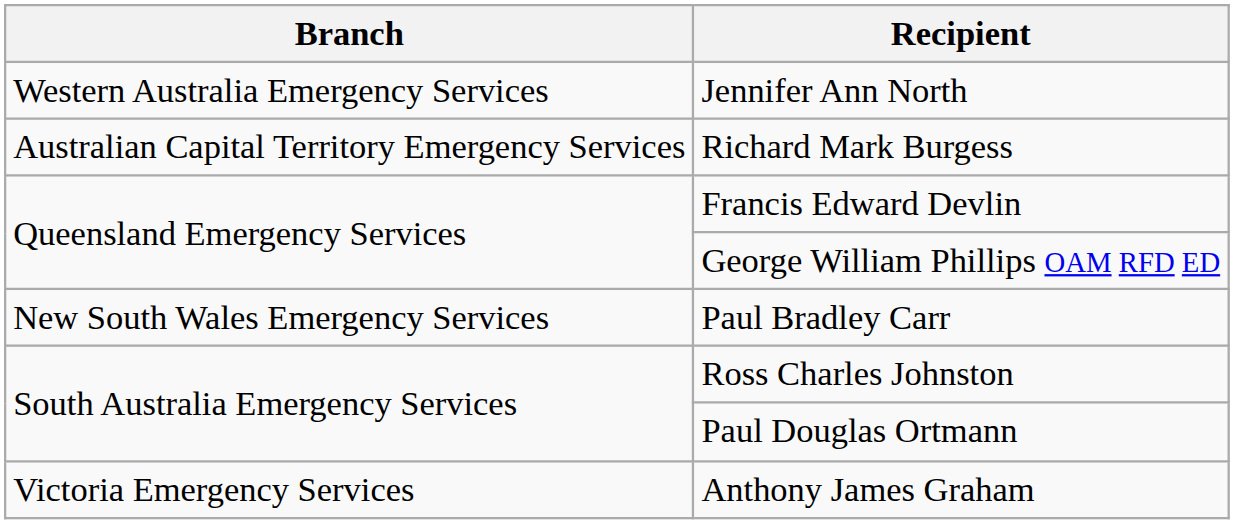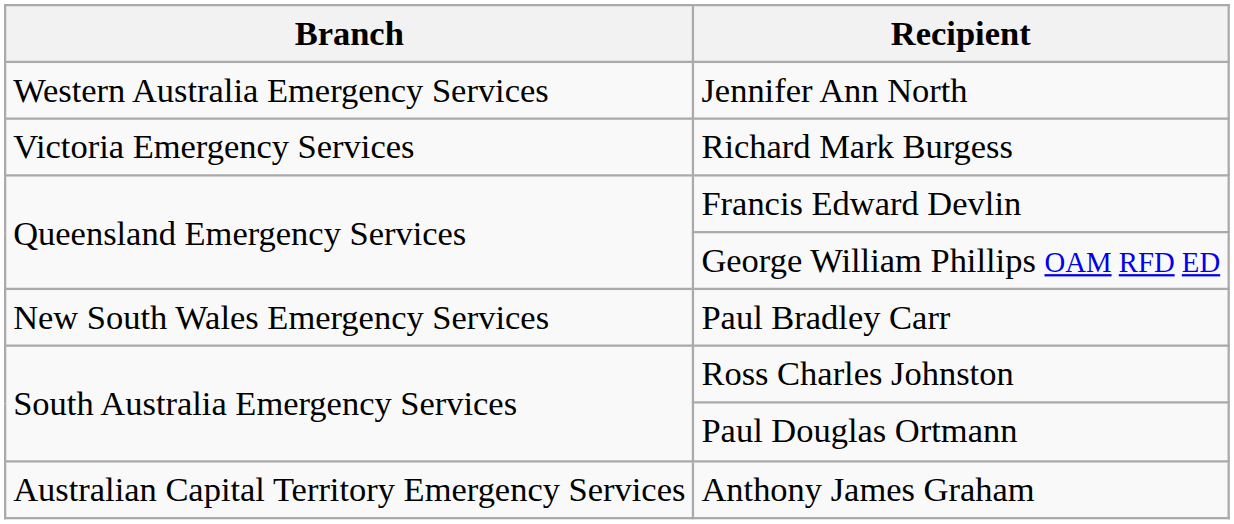(349, 146) Australian Capital Territory Emergency Services -> (214, 146) Victoria Emergency Services
(214, 488) Victoria Emergency Services -> (349, 488) Australian Capital Territory Emergency Services
